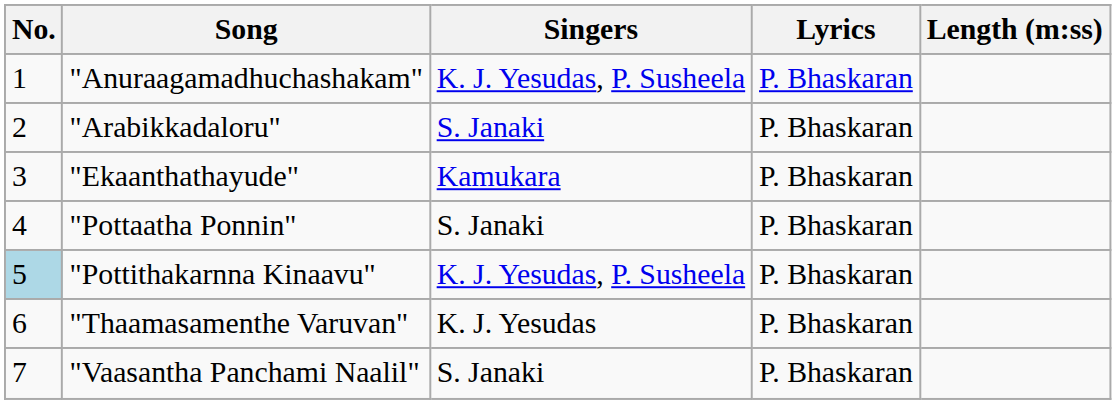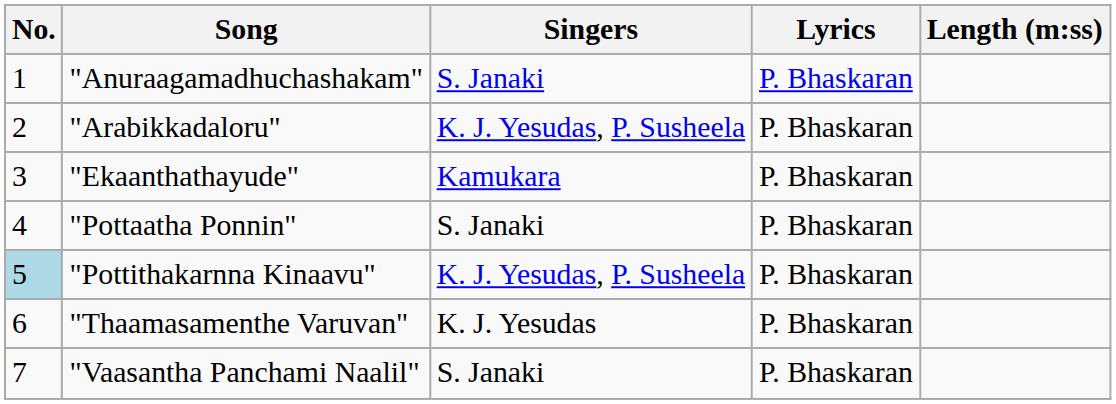(591, 78) K. J. Yesudas, P. Susheela -> (490, 78) S. Janaki
(490, 127) S. Janaki -> (591, 127) K. J. Yesudas, P. Susheela
